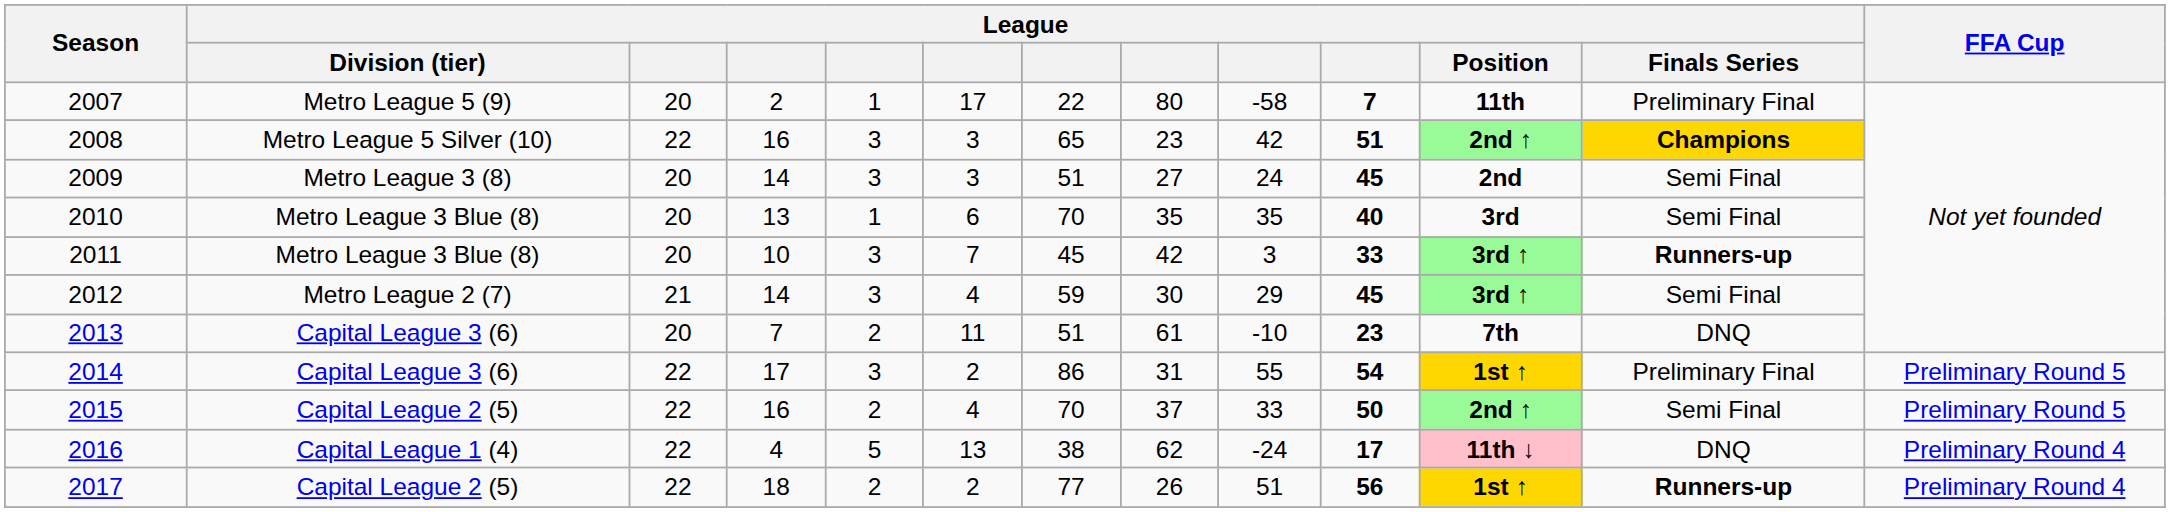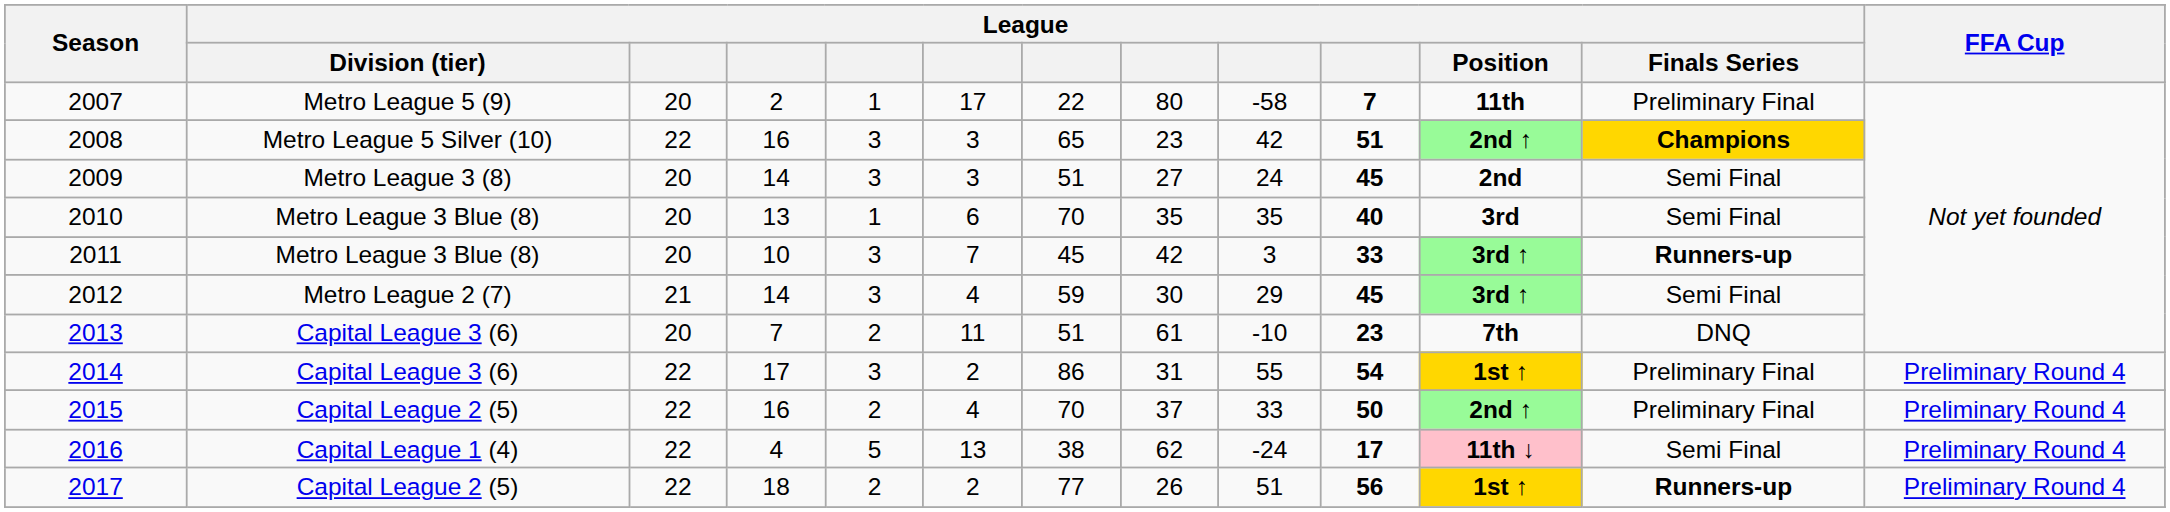(2015, 371) Preliminary Round 5 -> (2015, 371) Preliminary Round 4
(1724, 410) Semi Final -> (1724, 410) Preliminary Final
(2015, 410) Preliminary Round 5 -> (2015, 410) Preliminary Round 4
(1724, 448) DNQ -> (1724, 448) Semi Final
